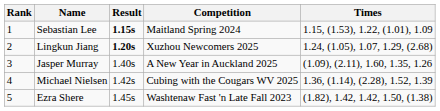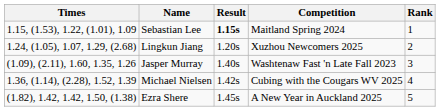columns swapped: (19, 13) <-> (368, 13)
(124, 47) bold -> (228, 47) normal
(212, 64) A New Year in Auckland 2025 -> (323, 64) Washtenaw Fast 'n Late Fall 2023
(219, 98) Washtenaw Fast 'n Late Fall 2023 -> (316, 98) A New Year in Auckland 2025
